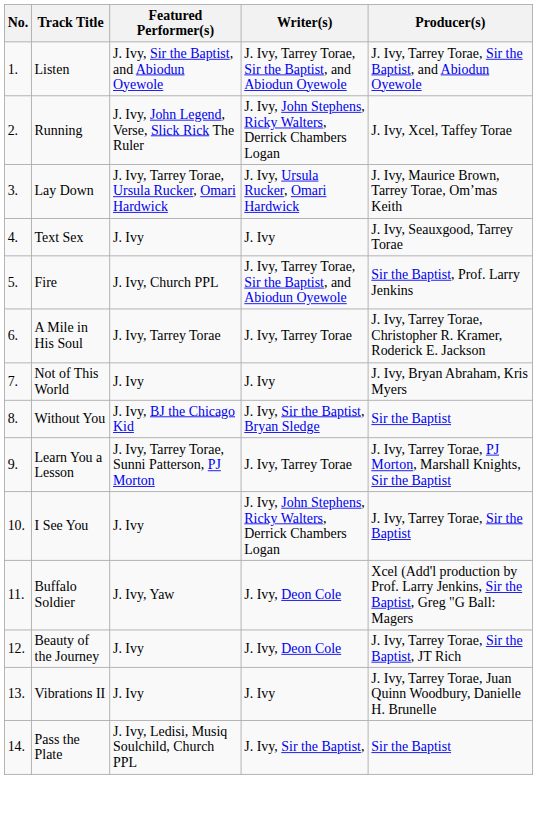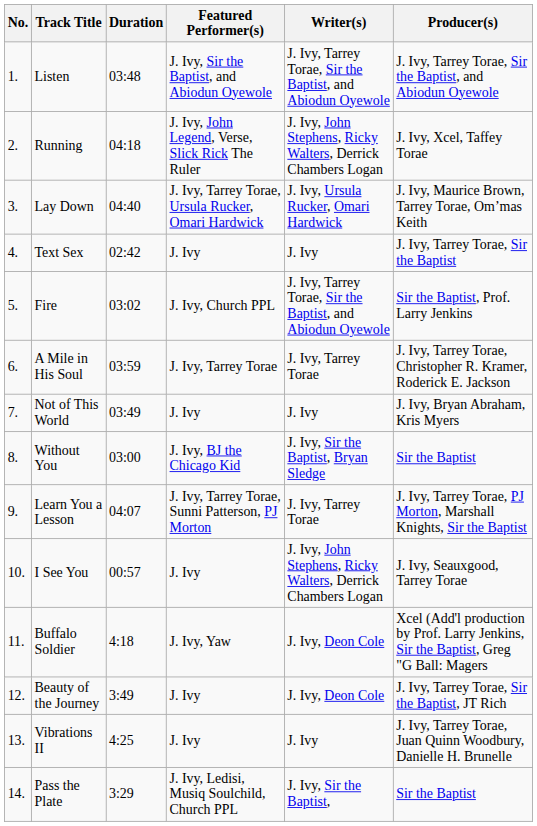+ column: (136, 23)
(442, 236) J. Ivy, Seauxgood, Tarrey Torae -> (462, 252) J. Ivy, Tarrey Torae, Sir the Baptist
(447, 526) J. Ivy, Tarrey Torae, Sir the Baptist -> (447, 572) J. Ivy, Seauxgood, Tarrey Torae
